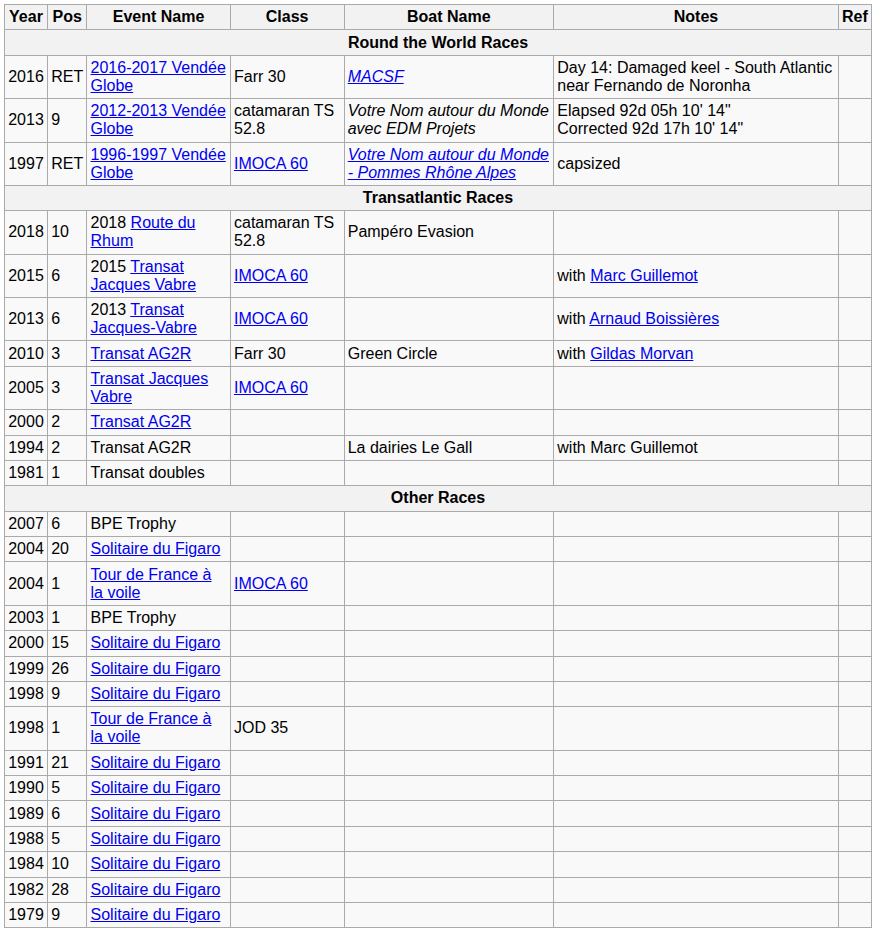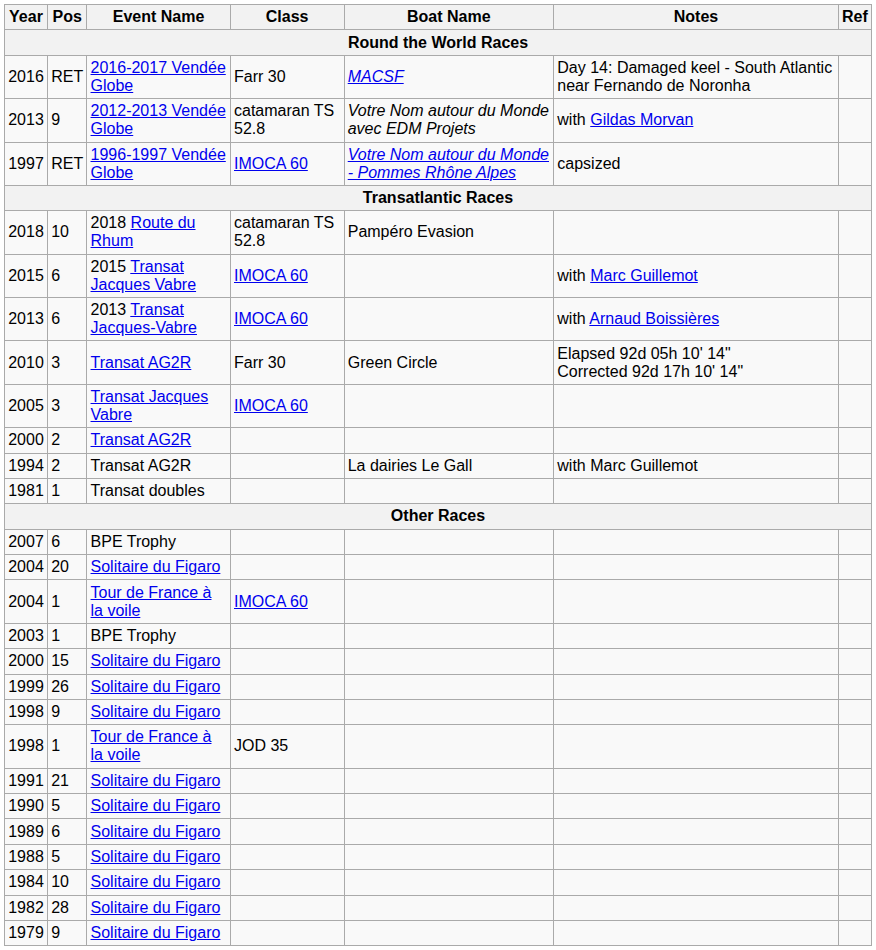(650, 120) Elapsed 92d 05h 10' 14" Corrected 92d 17h 10' 14" -> (625, 120) with Gildas Morvan
(625, 353) with Gildas Morvan -> (650, 362) Elapsed 92d 05h 10' 14" Corrected 92d 17h 10' 14"
